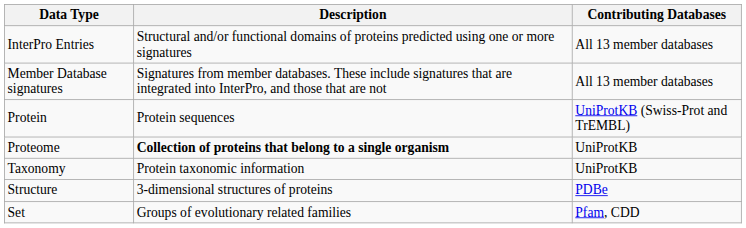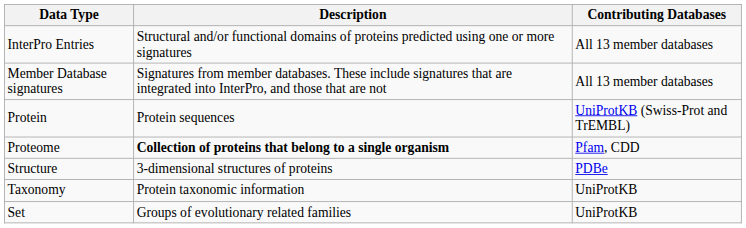(606, 147) UniProtKB -> (607, 147) Pfam, CDD
rows swapped: (32, 190) <-> (37, 169)
(607, 212) Pfam, CDD -> (606, 212) UniProtKB
